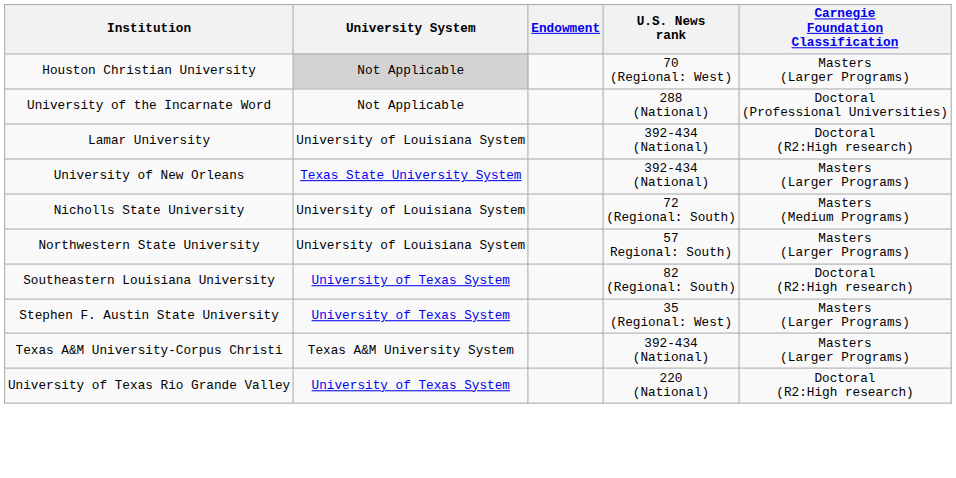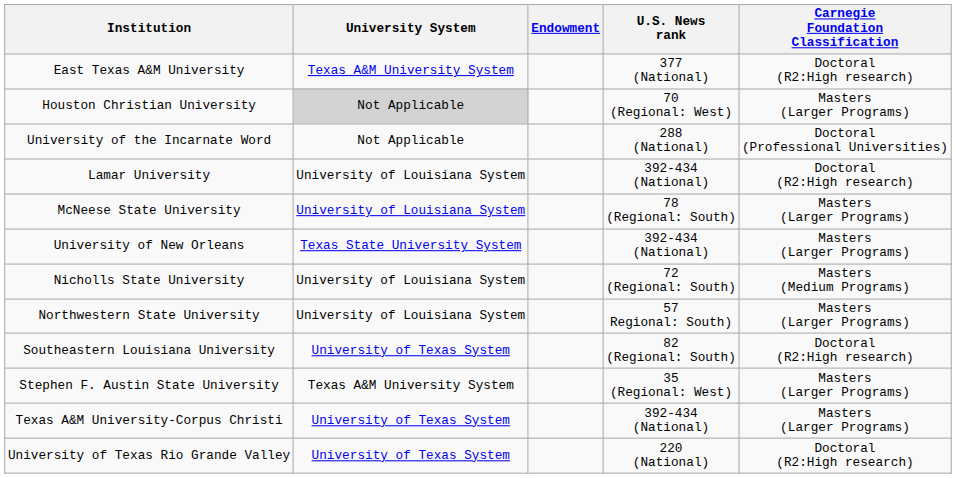+ row: (149, 72)
+ row: (149, 212)
(411, 316) University of Texas System -> (411, 386) Texas A&M University System
(411, 351) Texas A&M University System -> (411, 421) University of Texas System
